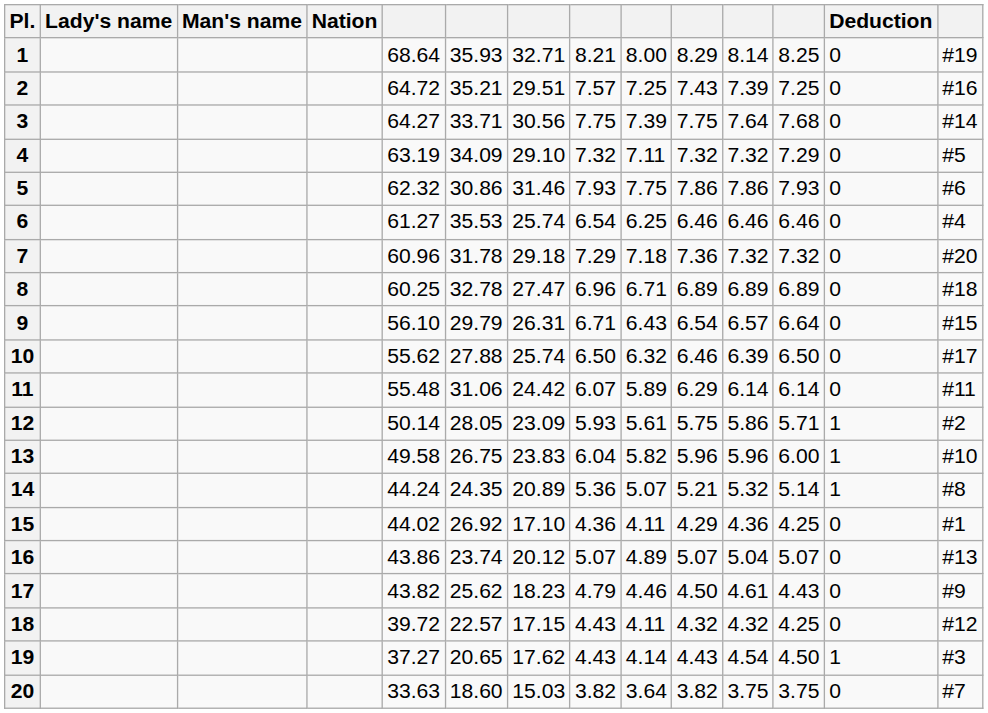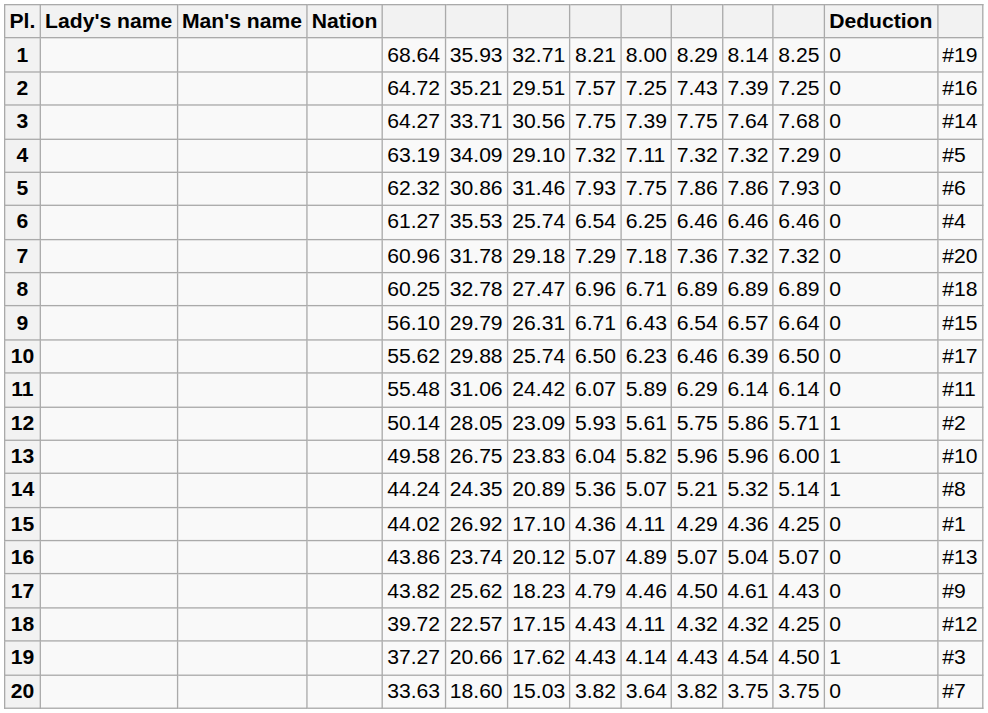(476, 356) 27.88 -> (476, 356) 29.88
(646, 356) 6.32 -> (646, 356) 6.23
(476, 657) 20.65 -> (476, 657) 20.66
